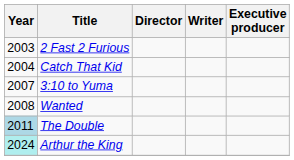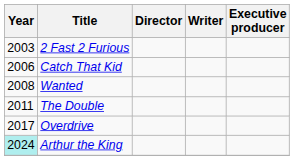(21, 67) 2004 -> (21, 67) 2006
- row: (77, 86)
(20, 125) lightblue background -> (20, 106) no background
+ row: (67, 125)
